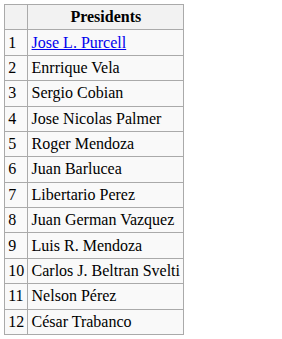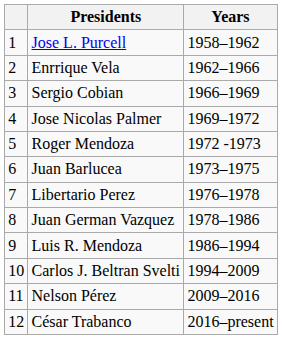+ column: (230, 17)
